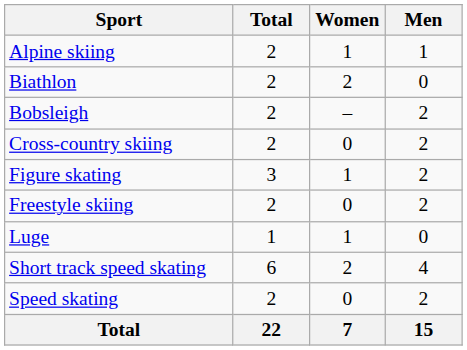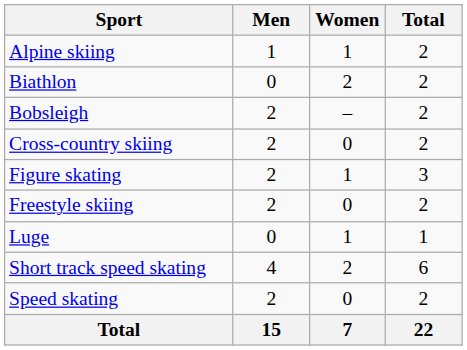columns swapped: (423, 19) <-> (271, 19)
